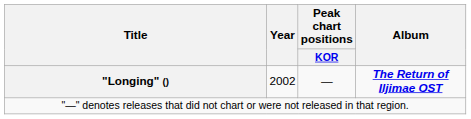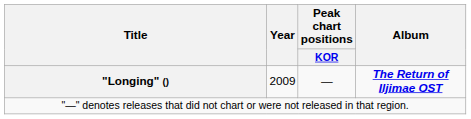(282, 81) 2002 -> (282, 81) 2009
